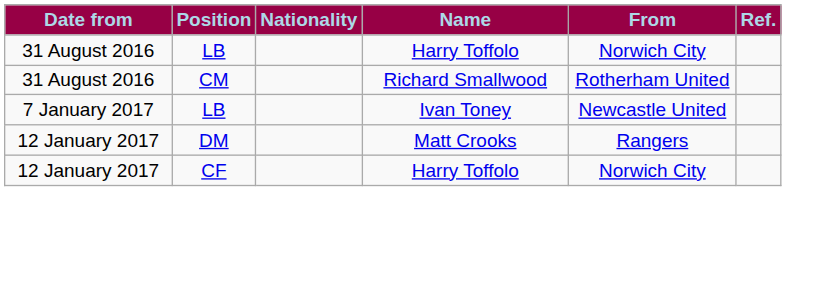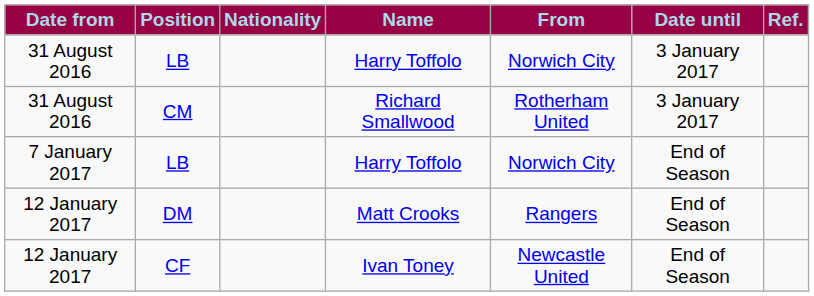+ column: (698, 20)
(465, 110) Ivan Toney -> (408, 163) Harry Toffolo
(652, 110) Newcastle United -> (561, 163) Norwich City
(465, 170) Harry Toffolo -> (408, 265) Ivan Toney
(652, 170) Norwich City -> (561, 265) Newcastle United
